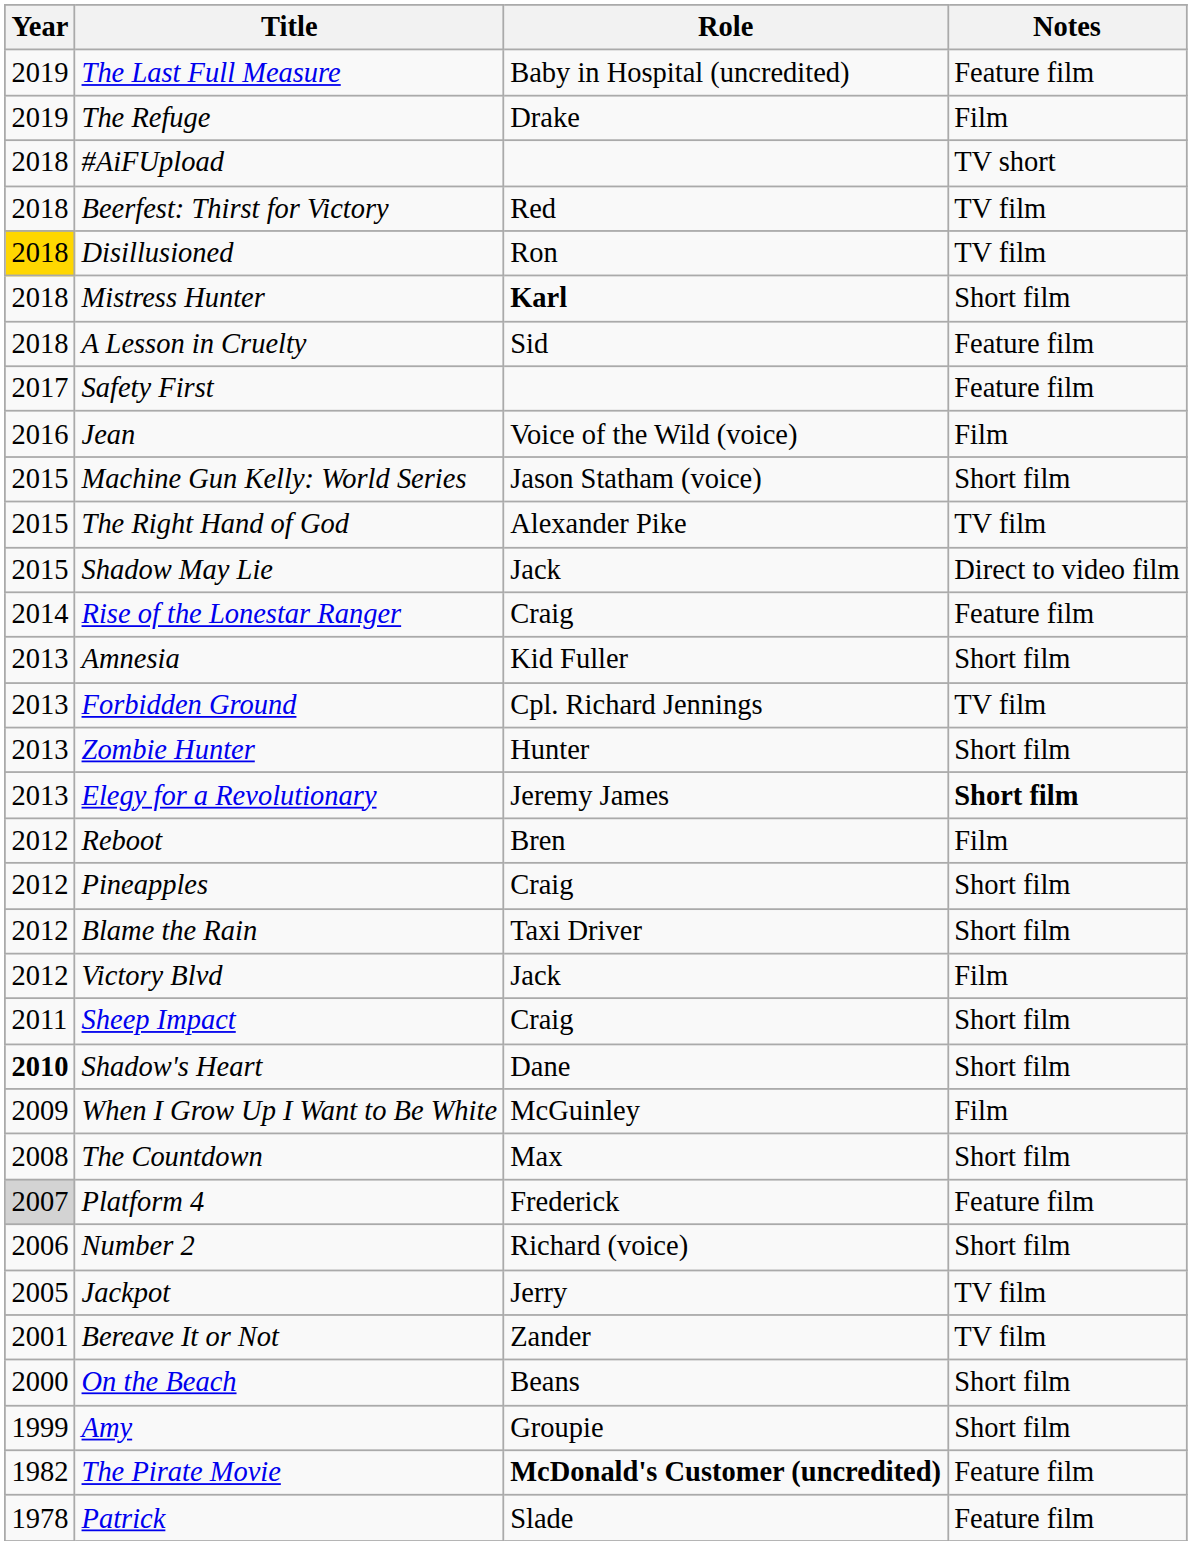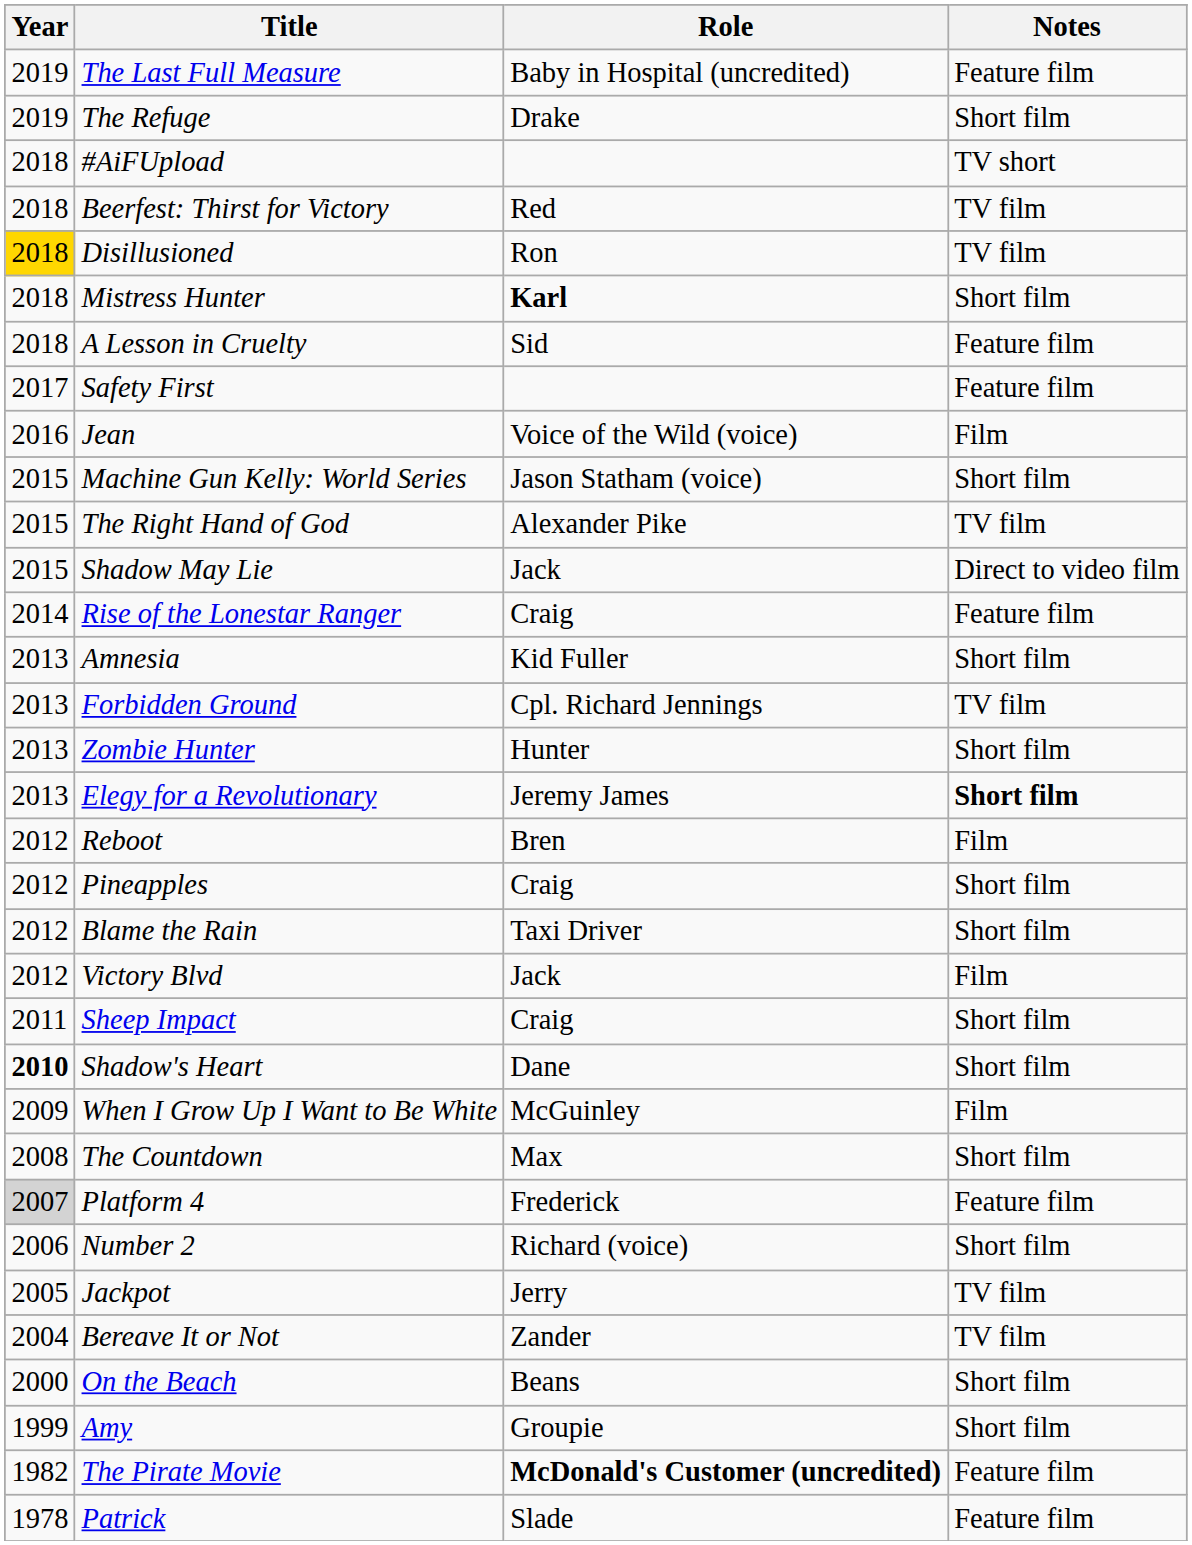(981, 117) Film -> (1012, 117) Short film
(40, 1336) 2001 -> (40, 1336) 2004
